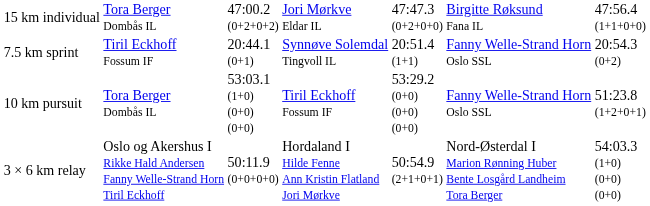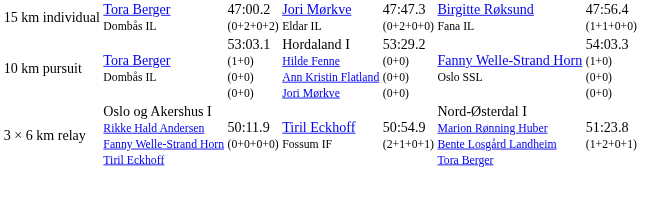- row: (41, 52)
(319, 103) Tiril Eckhoff Fossum IF -> (331, 68) Hordaland I Hilde Fenne Ann Kristin Flatland Jori Mørkve
(620, 103) 51:23.8 (1+2+0+1) -> (607, 68) 54:03.3 (1+0) (0+0) (0+0)
(331, 170) Hordaland I Hilde Fenne Ann Kristin Flatland Jori Mørkve -> (319, 135) Tiril Eckhoff Fossum IF
(616, 170) 54:03.3 (1+0) (0+0) (0+0) -> (611, 135) 51:23.8 (1+2+0+1)
